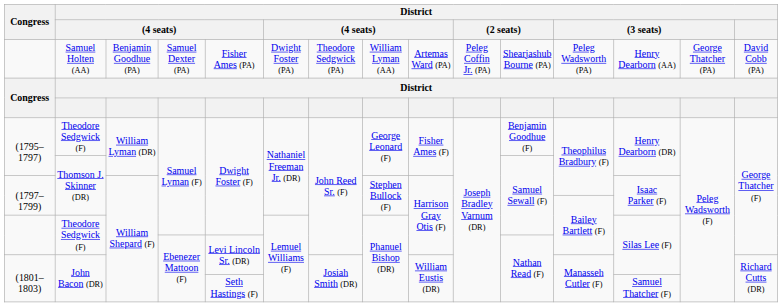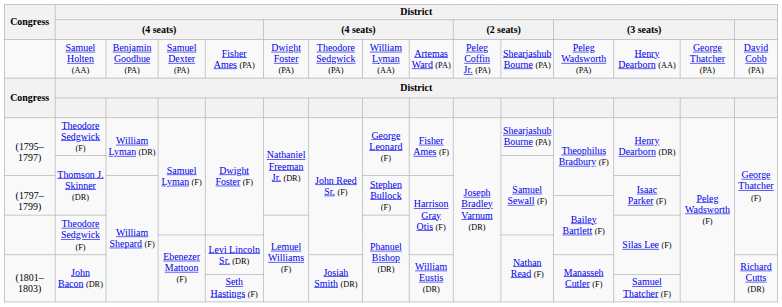(527, 136) Benjamin Goodhue (F) -> (527, 136) Shearjashub Bourne (PA)
